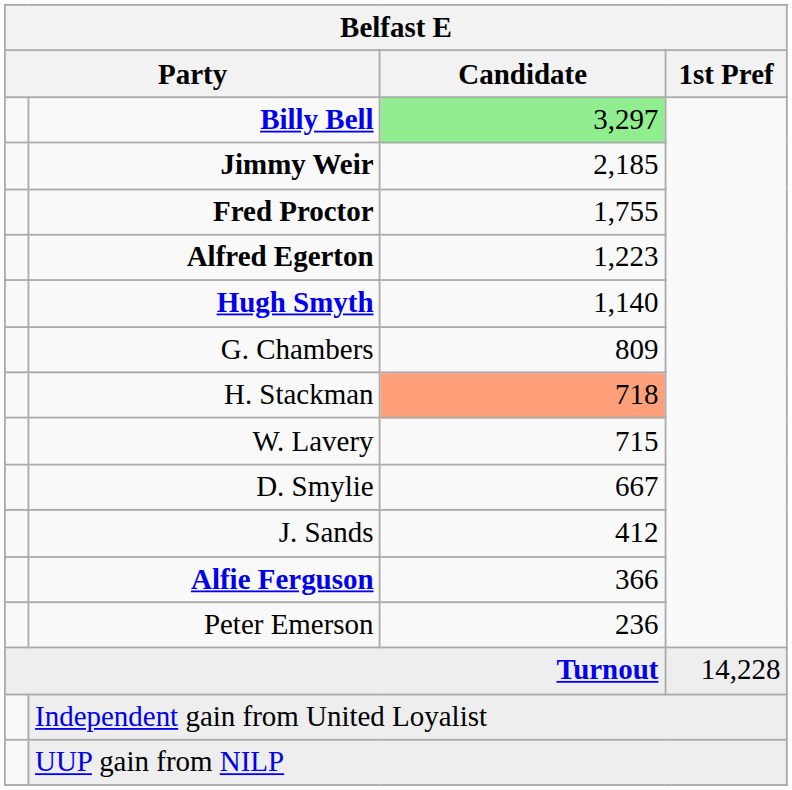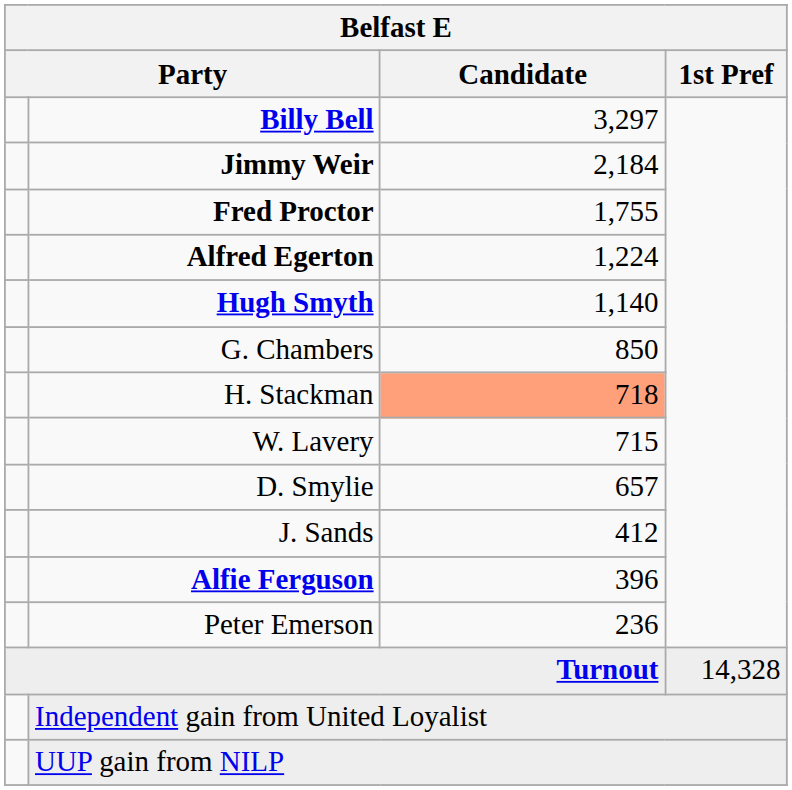(626, 119) lightgreen background -> (626, 119) no background
(626, 165) 2,185 -> (626, 165) 2,184
(626, 257) 1,223 -> (626, 257) 1,224
(637, 348) 809 -> (637, 348) 850
(637, 486) 667 -> (637, 486) 657
(637, 578) 366 -> (637, 578) 396
(741, 670) 14,228 -> (741, 670) 14,328
